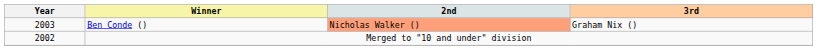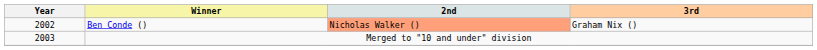(45, 25) 2003 -> (45, 25) 2002
(45, 38) 2002 -> (45, 38) 2003
